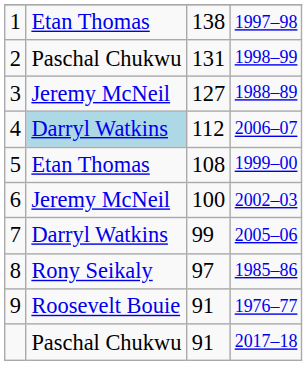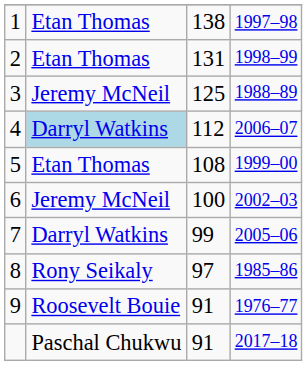(106, 57) Paschal Chukwu -> (91, 57) Etan Thomas
(208, 93) 127 -> (208, 93) 125
